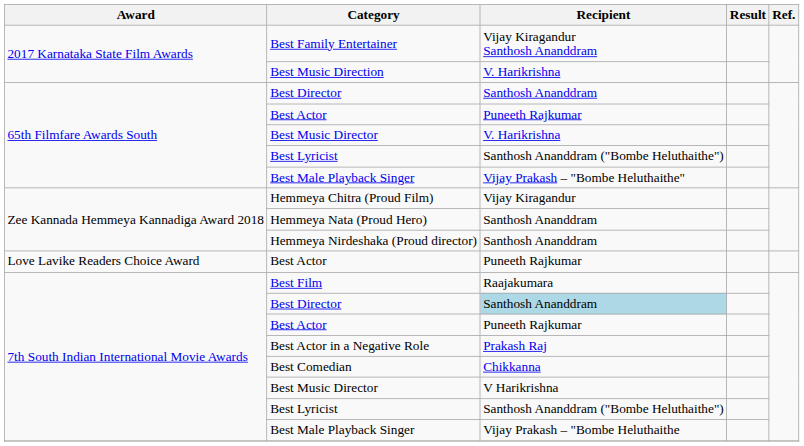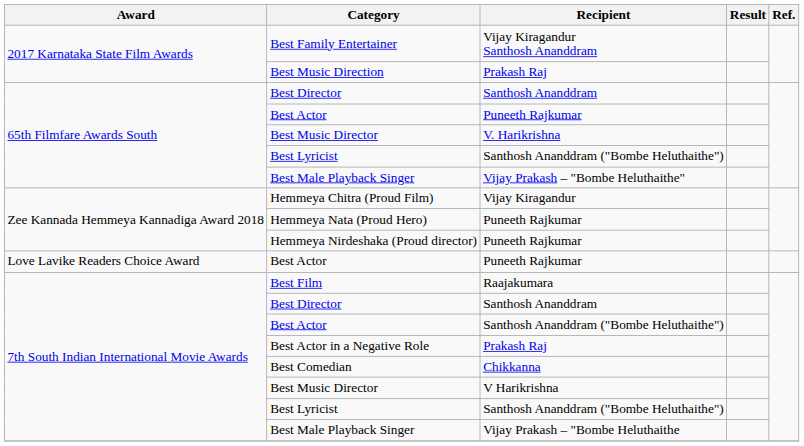(522, 72) V. Harikrishna -> (515, 72) Prakash Raj
(540, 219) Santhosh Ananddram -> (532, 219) Puneeth Rajkumar
(540, 240) Santhosh Ananddram -> (532, 240) Puneeth Rajkumar
(540, 303) lightblue background -> (540, 303) no background
(532, 324) Puneeth Rajkumar -> (603, 324) Santhosh Ananddram ("Bombe Heluthaithe")
